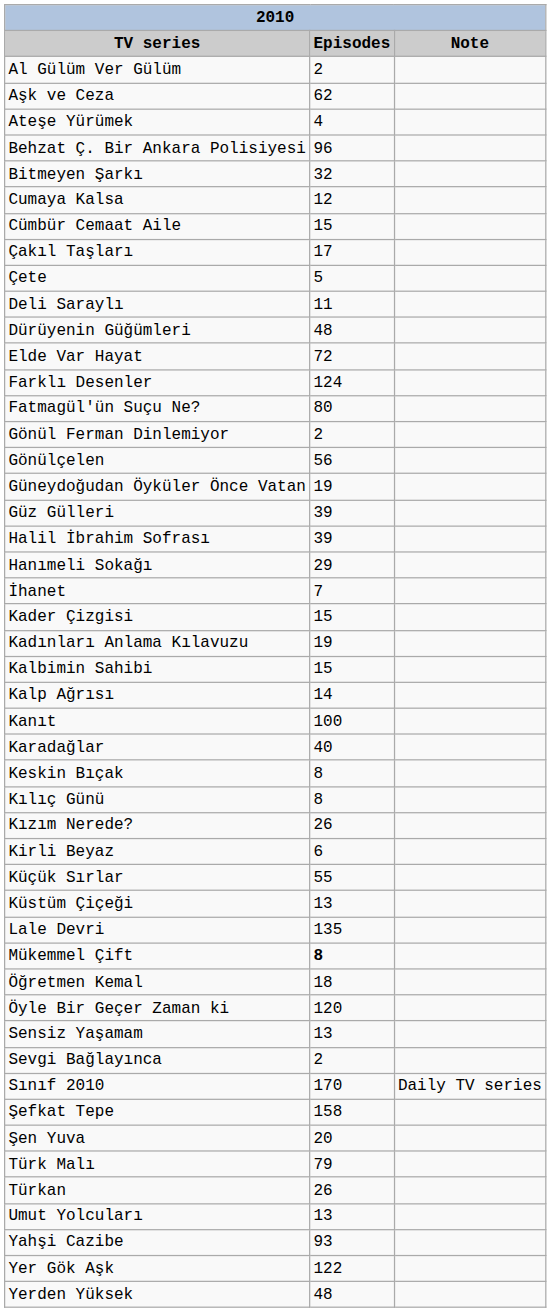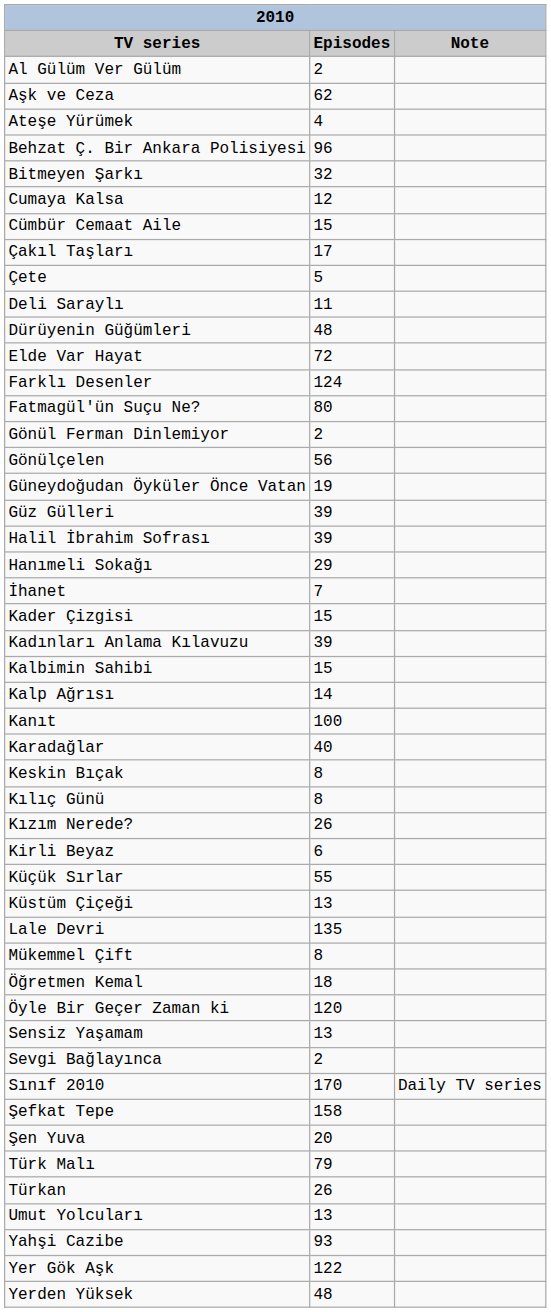(323, 643) 19 -> (323, 643) 39
(318, 956) bold -> (318, 956) normal
